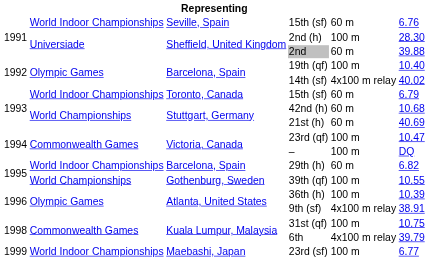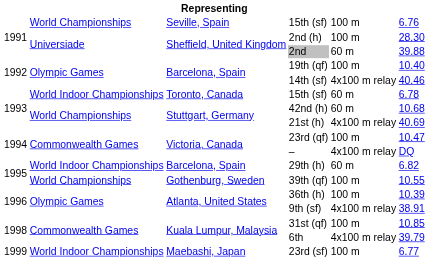(97, 23) World Indoor Championships -> (80, 23) World Championships
(342, 23) 60 m -> (345, 23) 100 m
(412, 80) 40.02 -> (412, 80) 40.46
(409, 94) 6.79 -> (409, 94) 6.78
(342, 123) 60 m -> (363, 123) 4x100 m relay
(345, 151) 100 m -> (363, 151) 4x100 m relay
(412, 223) 10.75 -> (412, 223) 10.85
